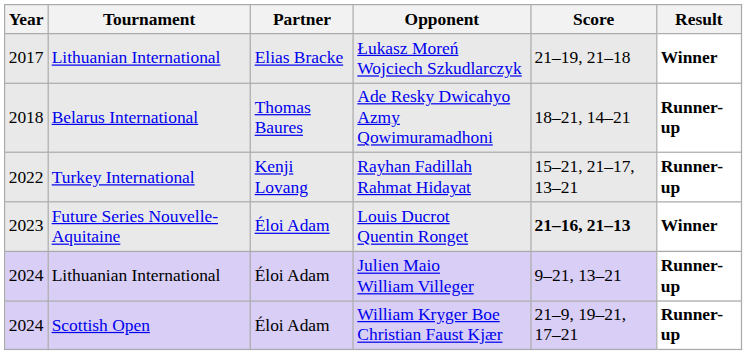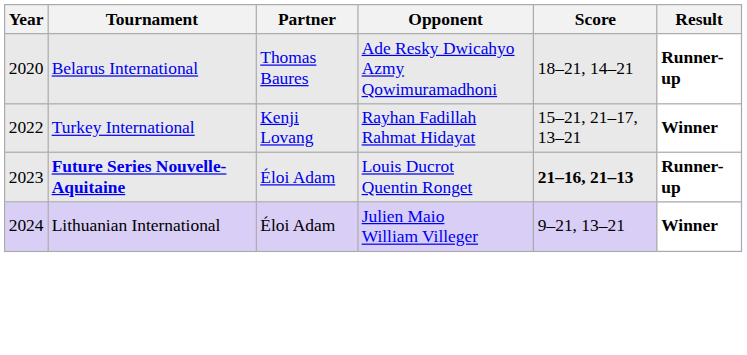- row: (440, 58)
(26, 117) 2018 -> (26, 68) 2020
(692, 177) Runner-up -> (690, 128) Winner
(135, 226) normal -> (139, 177) bold
(689, 226) Winner -> (692, 177) Runner-up
(692, 276) Runner-up -> (690, 226) Winner
- row: (430, 325)
